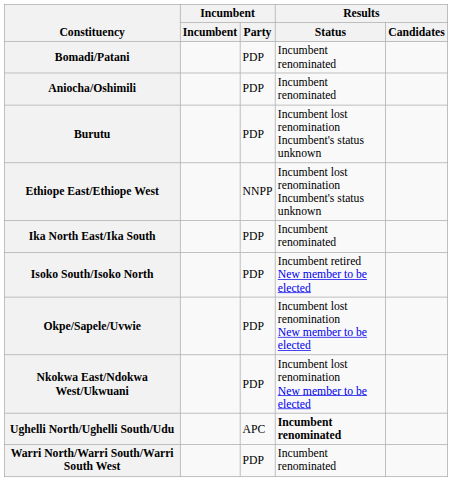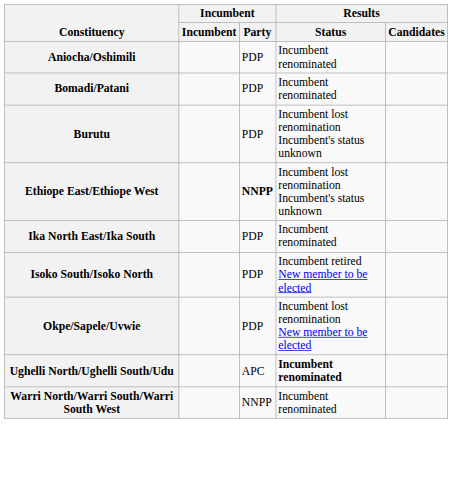rows swapped: (92, 89) <-> (92, 57)
(258, 191) normal -> (257, 191) bold
- row: (92, 384)
(253, 460) PDP -> (257, 402) NNPP
